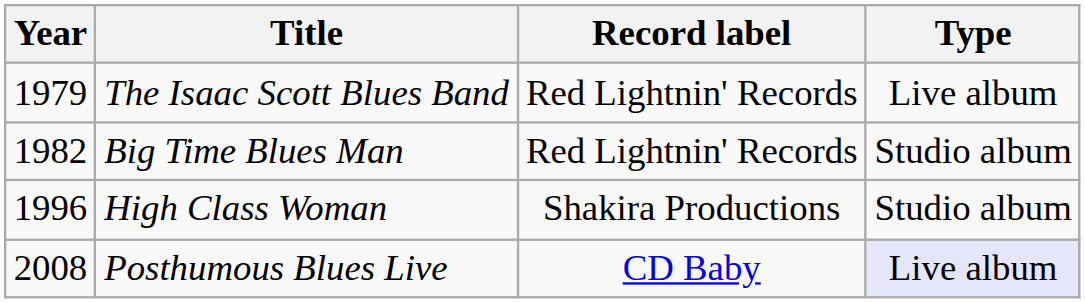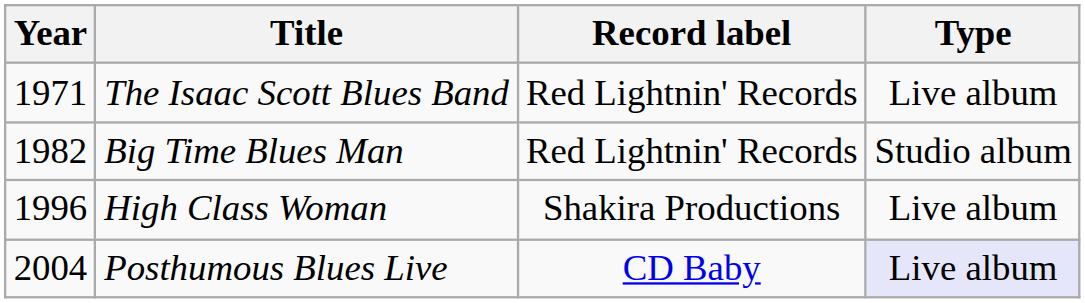(50, 92) 1979 -> (50, 92) 1971
(973, 208) Studio album -> (973, 208) Live album
(50, 267) 2008 -> (50, 267) 2004
